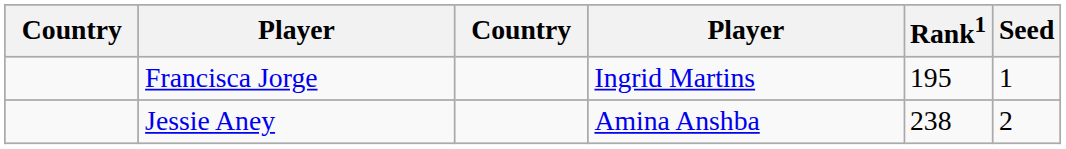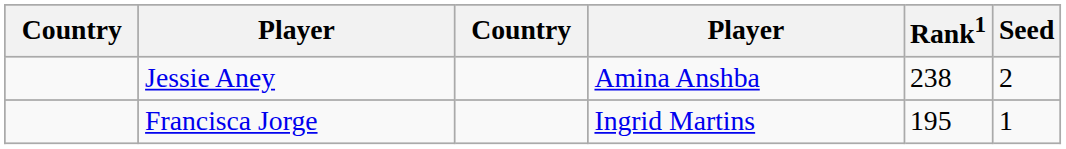rows swapped: (231, 77) <-> (210, 121)
